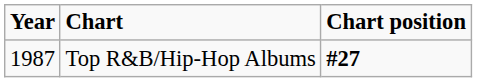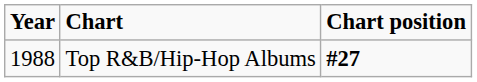(32, 58) 1987 -> (32, 58) 1988
